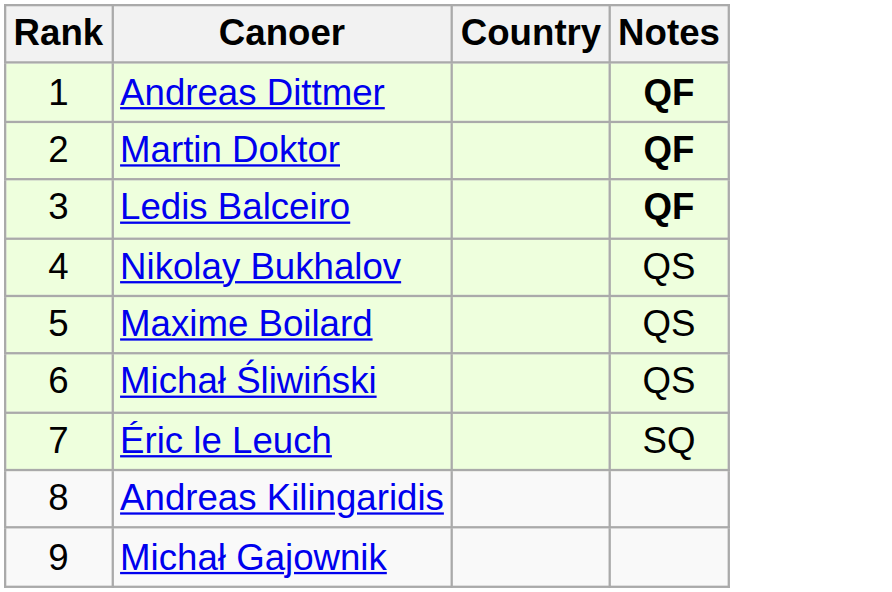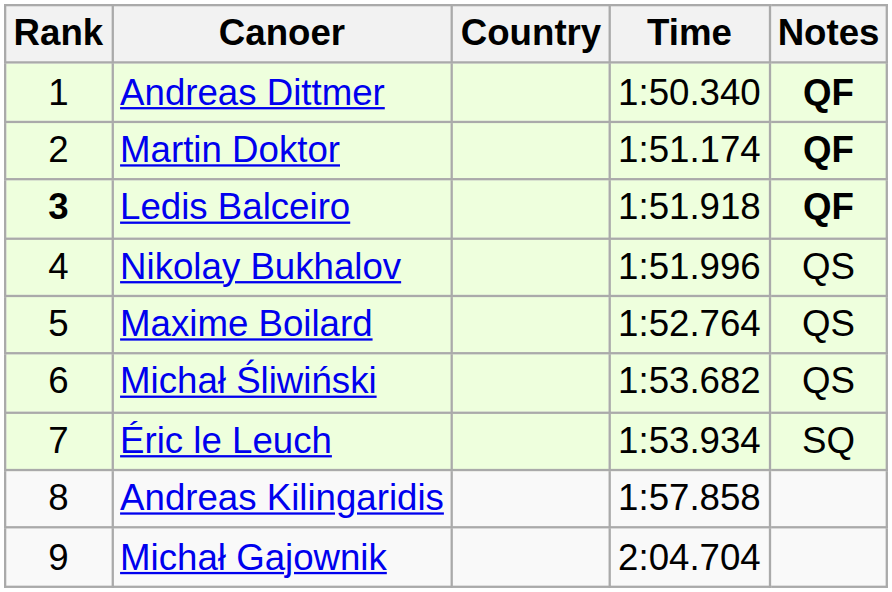+ column: (689, 33)
(58, 207) normal -> (58, 207) bold
